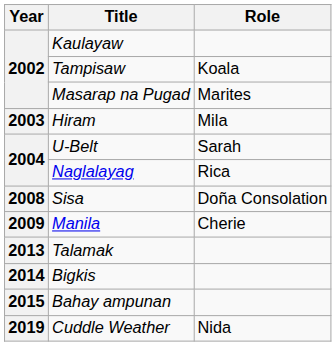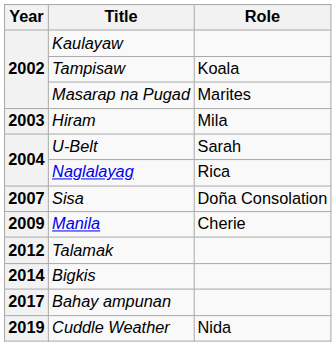(26, 198) 2008 -> (26, 198) 2007
(26, 250) 2013 -> (26, 250) 2012
(26, 302) 2015 -> (26, 302) 2017
